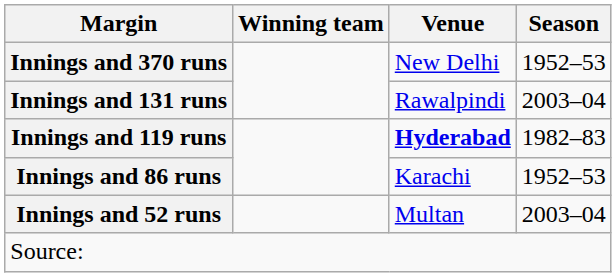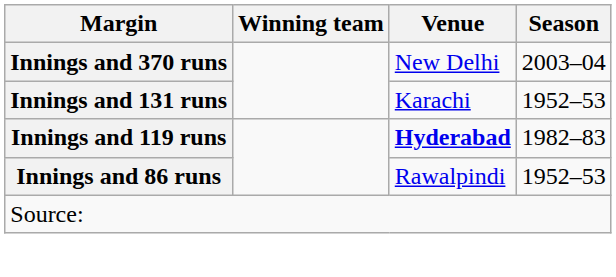(564, 61) 1952–53 -> (564, 61) 2003–04
(450, 99) Rawalpindi -> (433, 99) Karachi
(564, 99) 2003–04 -> (564, 99) 1952–53
(433, 175) Karachi -> (450, 175) Rawalpindi
- row: (119, 213)
